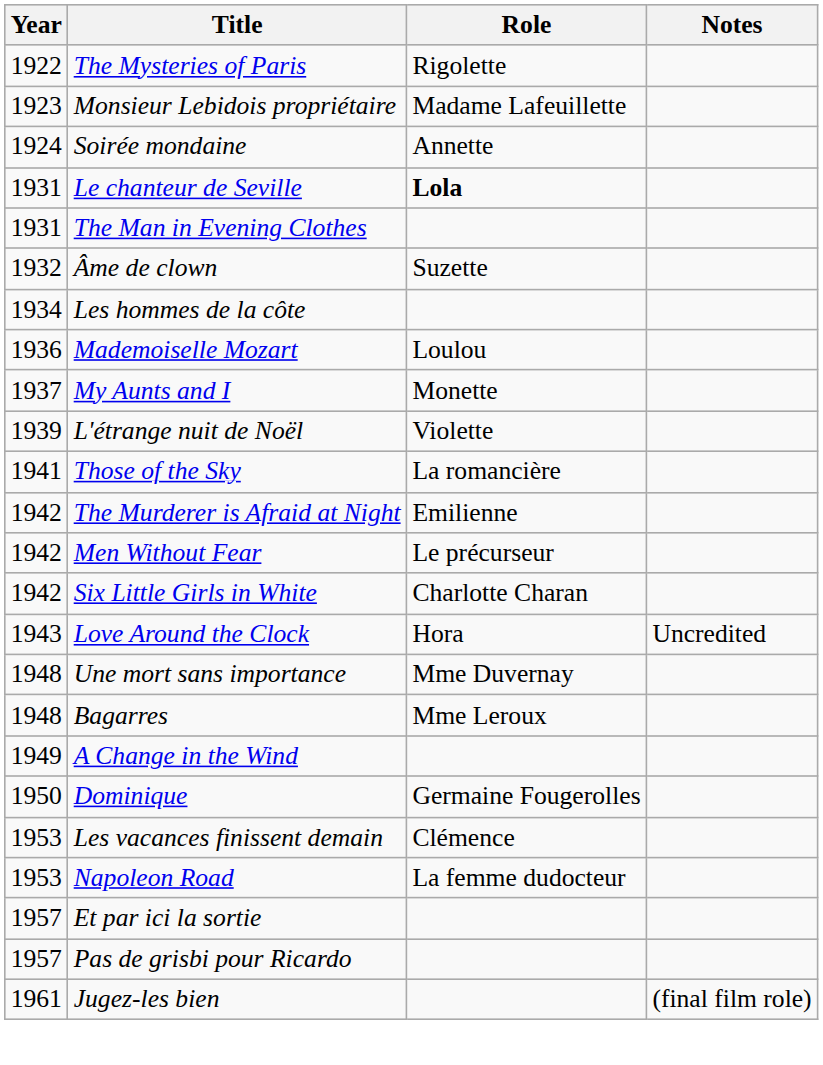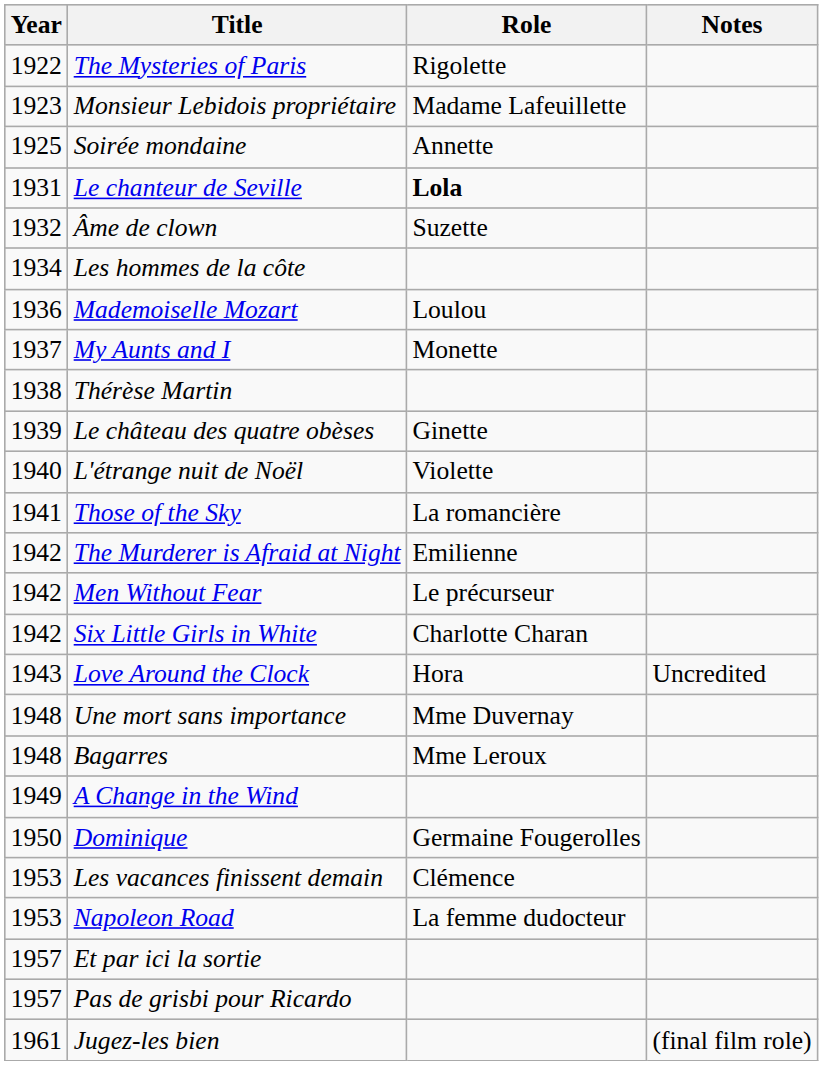(36, 146) 1924 -> (36, 146) 1925
- row: (220, 227)
+ row: (153, 390)
+ row: (224, 430)
(36, 430) 1939 -> (36, 471) 1940
